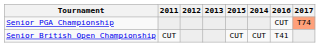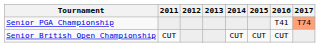columns swapped: (259, 11) <-> (237, 11)
(281, 23) CUT -> (281, 23) T41
(281, 36) T41 -> (281, 36) CUT
